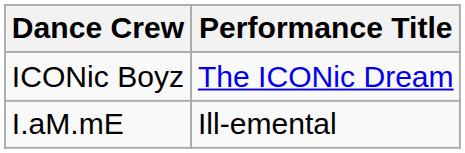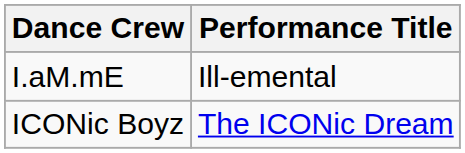rows swapped: (98, 76) <-> (68, 123)
